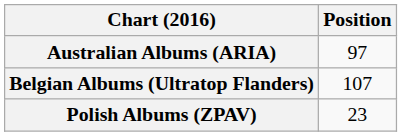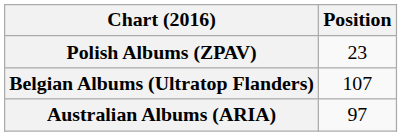rows swapped: (162, 51) <-> (162, 114)
